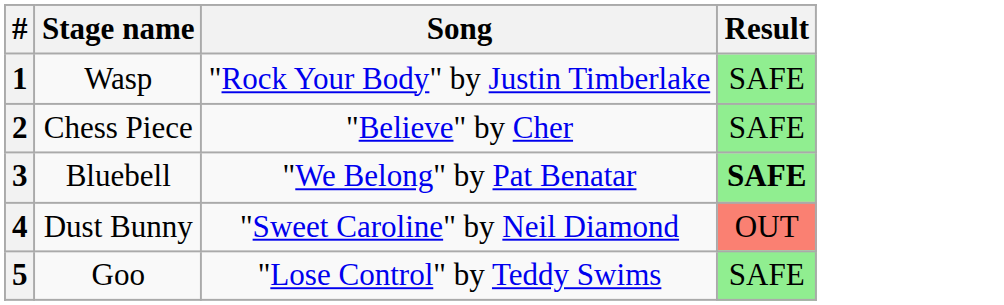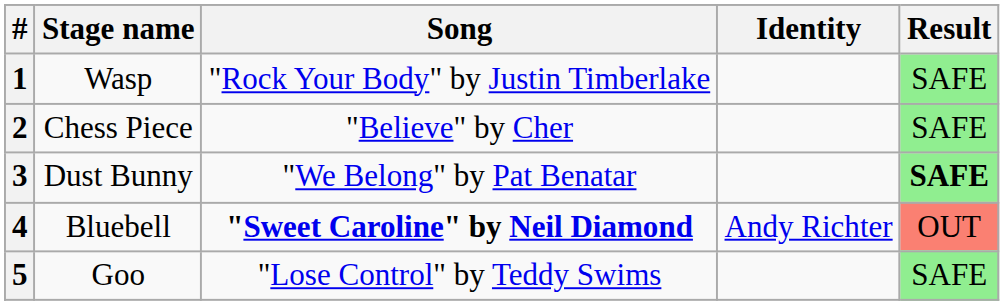+ column: (809, 29)
(118, 176) Bluebell -> (118, 176) Dust Bunny
(118, 226) Dust Bunny -> (118, 226) Bluebell
(460, 226) normal -> (460, 226) bold
